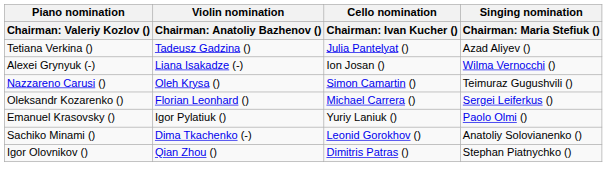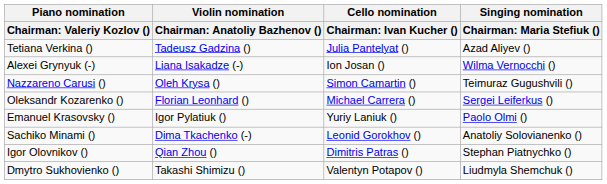+ row: (63, 170)
